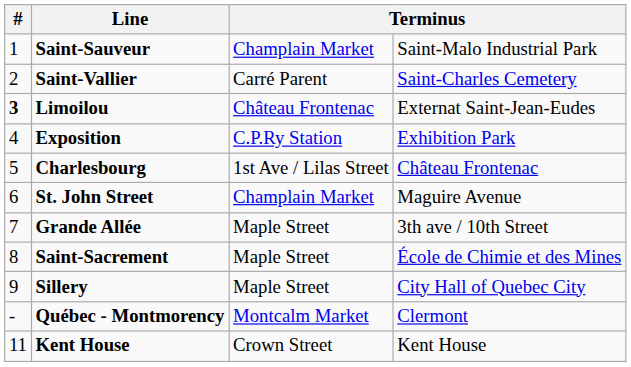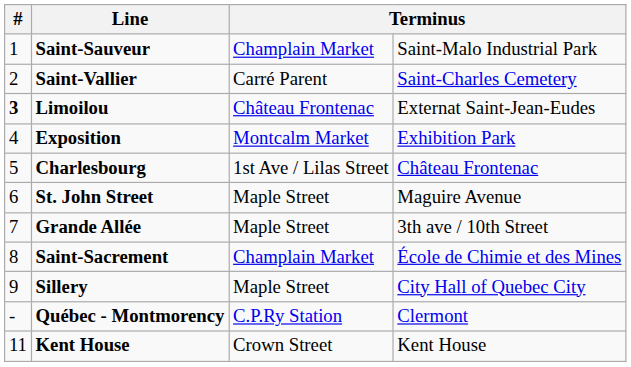(288, 138) C.P.Ry Station -> (301, 138) Montcalm Market
(304, 197) Champlain Market -> (281, 197) Maple Street
(281, 256) Maple Street -> (304, 256) Champlain Market
(301, 316) Montcalm Market -> (288, 316) C.P.Ry Station
